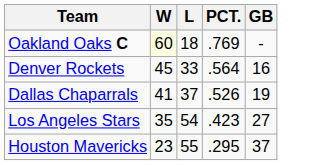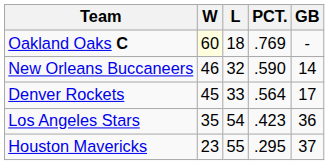+ row: (101, 69)
(261, 69) 16 -> (307, 95) 17
- row: (73, 95)
(261, 120) 27 -> (307, 120) 36
